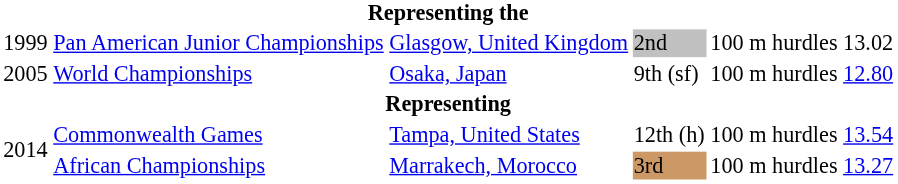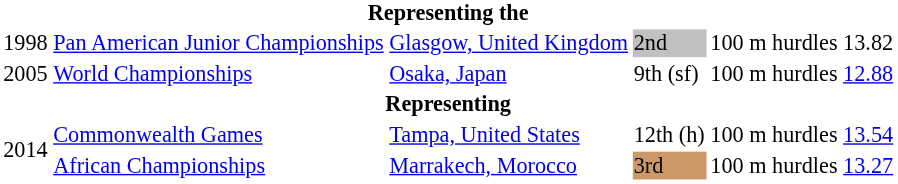(25, 43) 1999 -> (25, 43) 1998
(868, 43) 13.02 -> (868, 43) 13.82
(868, 73) 12.80 -> (868, 73) 12.88
